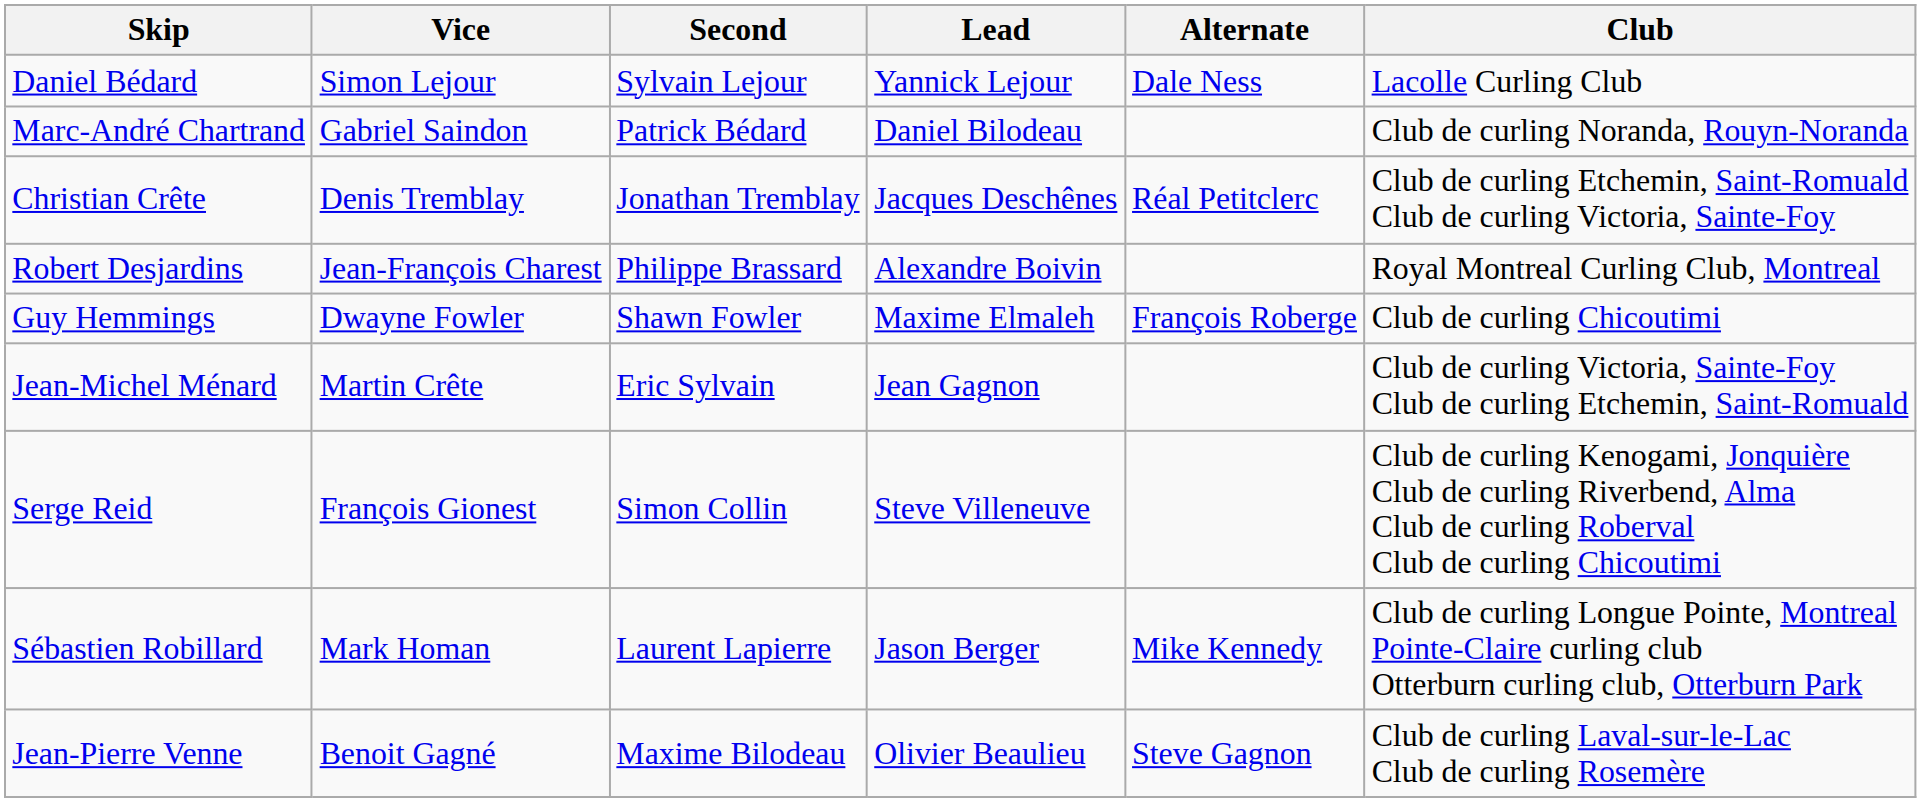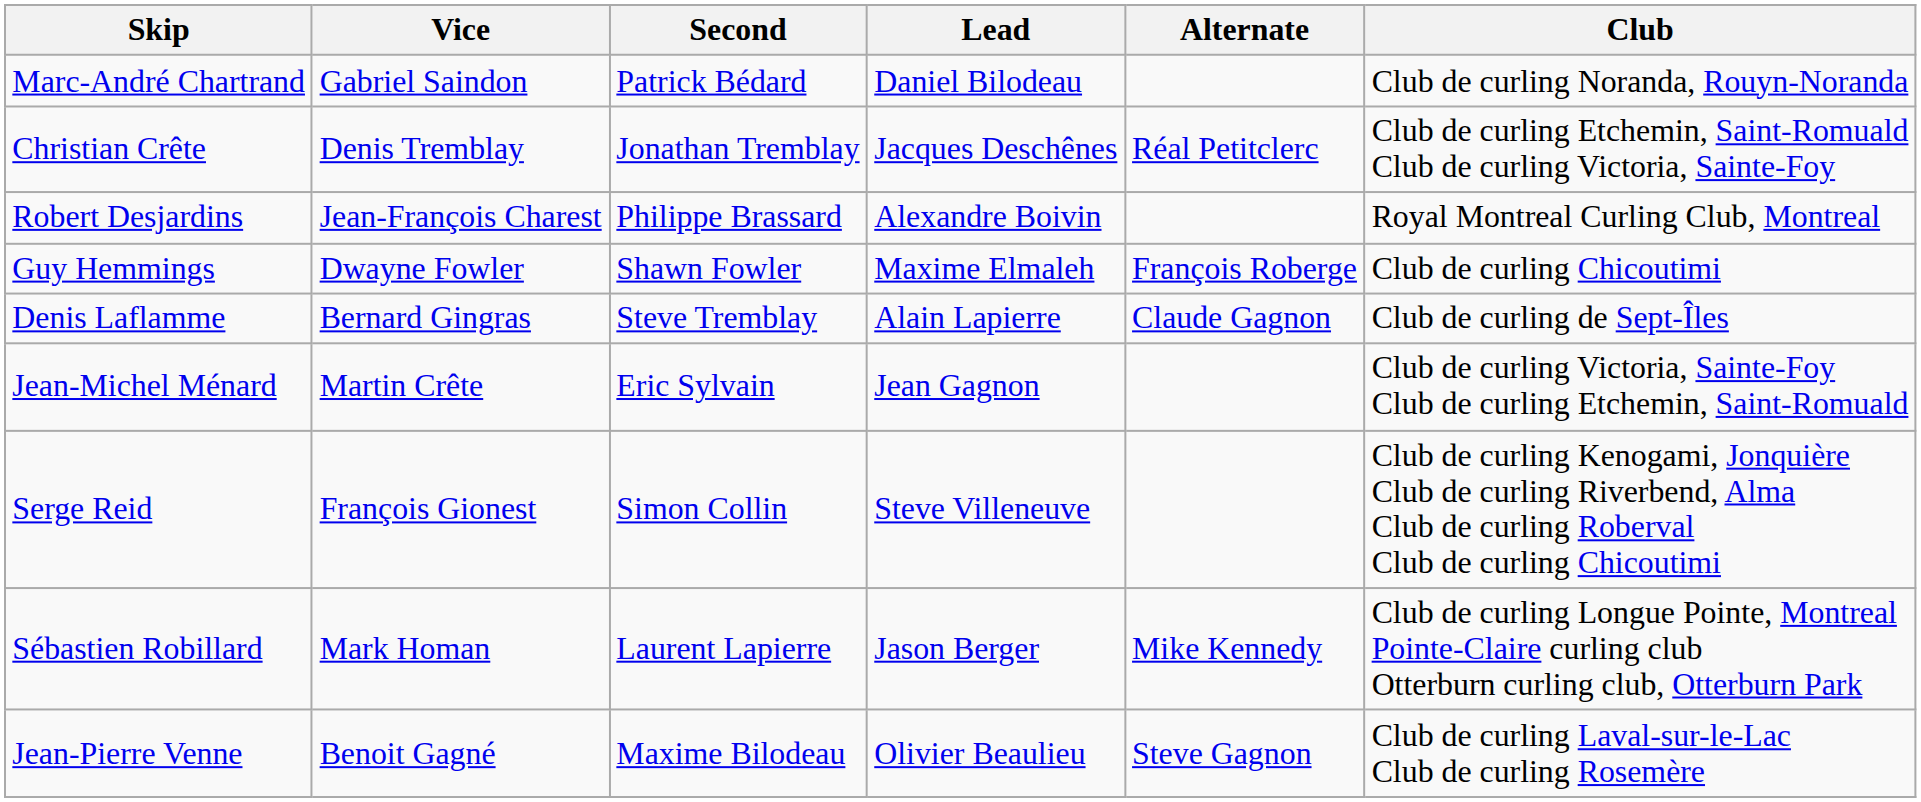- row: (105, 80)
+ row: (119, 318)
